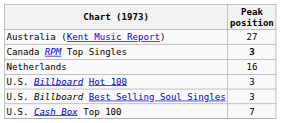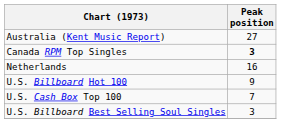(252, 82) 3 -> (252, 82) 9
rows swapped: (116, 96) <-> (64, 111)
